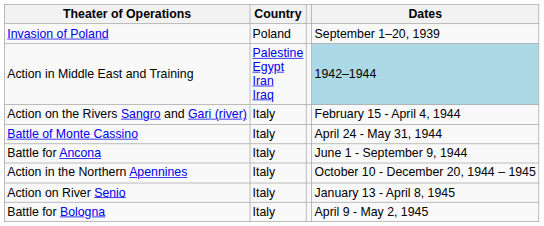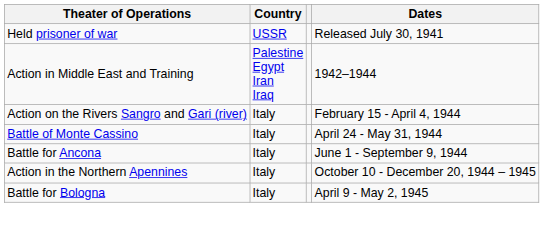- row: (58, 33)
+ row: (62, 33)
(345, 74) lightblue background -> (345, 74) no background
- row: (66, 192)
